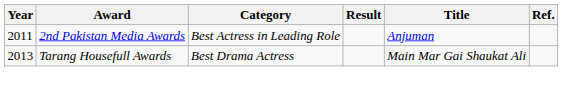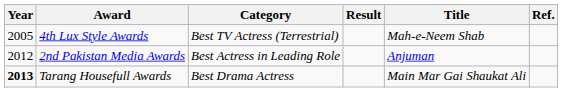+ row: (94, 35)
(20, 35) 2011 -> (20, 55) 2012
(20, 55) normal -> (20, 76) bold
